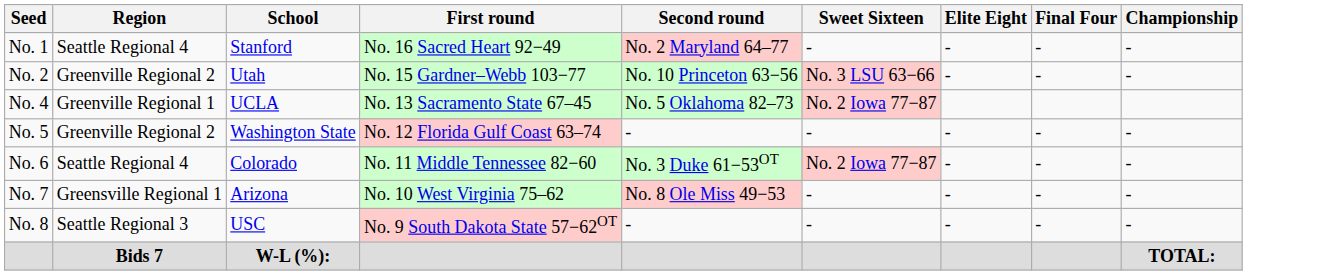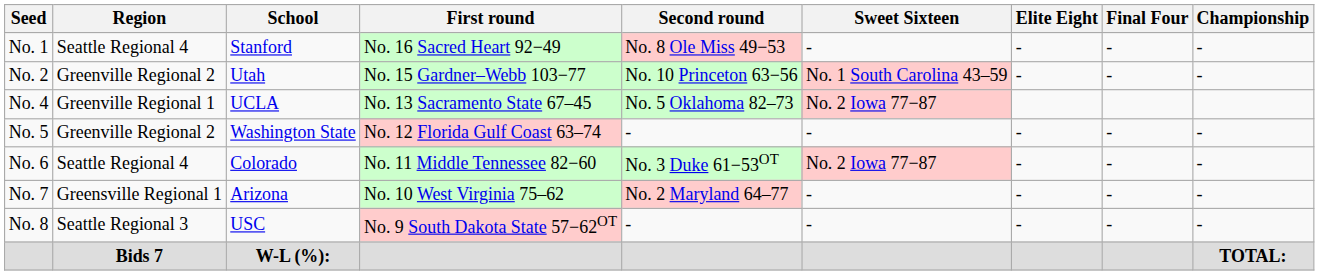(707, 47) No. 2 Maryland 64–77 -> (705, 47) No. 8 Ole Miss 49−53
(870, 75) No. 3 LSU 63−66 -> (907, 75) No. 1 South Carolina 43–59
(705, 194) No. 8 Ole Miss 49−53 -> (707, 194) No. 2 Maryland 64–77
